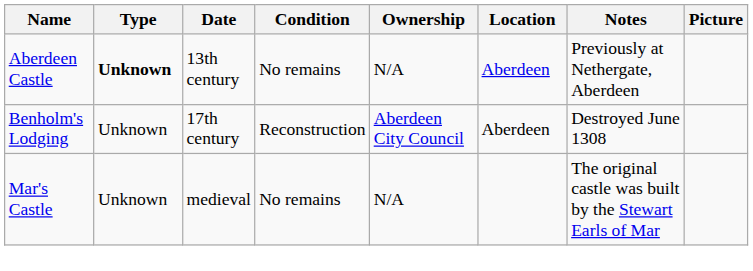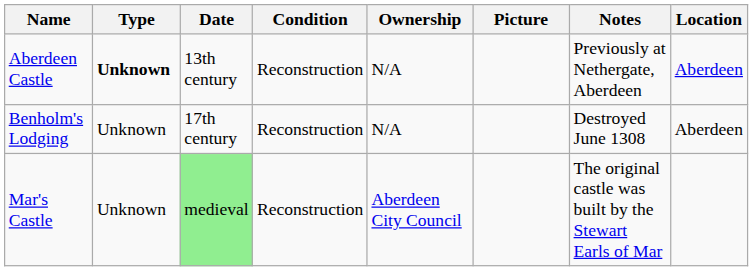columns swapped: (522, 19) <-> (716, 19)
(300, 69) No remains -> (310, 69) Reconstruction
(419, 129) Aberdeen City Council -> (387, 129) N/A
(219, 199) no background -> (217, 210) lightgreen background
(300, 199) No remains -> (310, 210) Reconstruction
(389, 199) N/A -> (417, 210) Aberdeen City Council
